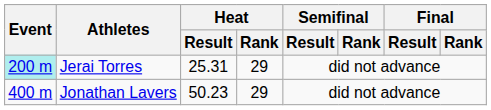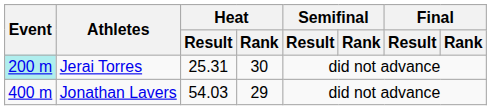(259, 68) 29 -> (259, 68) 30
(208, 93) 50.23 -> (208, 93) 54.03
